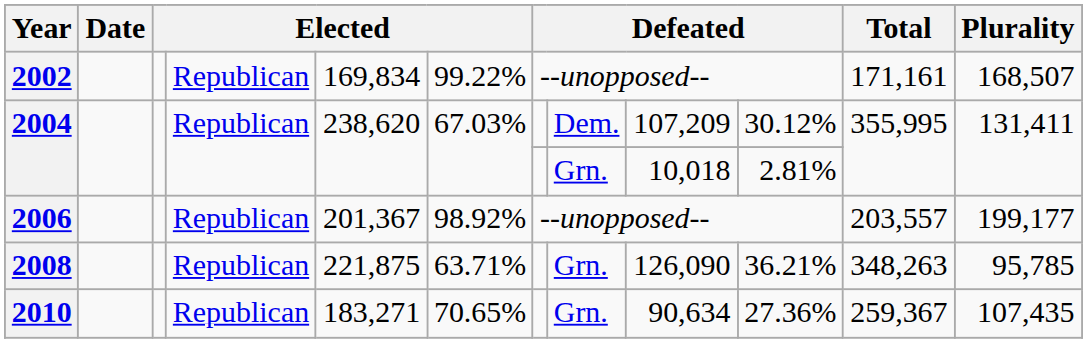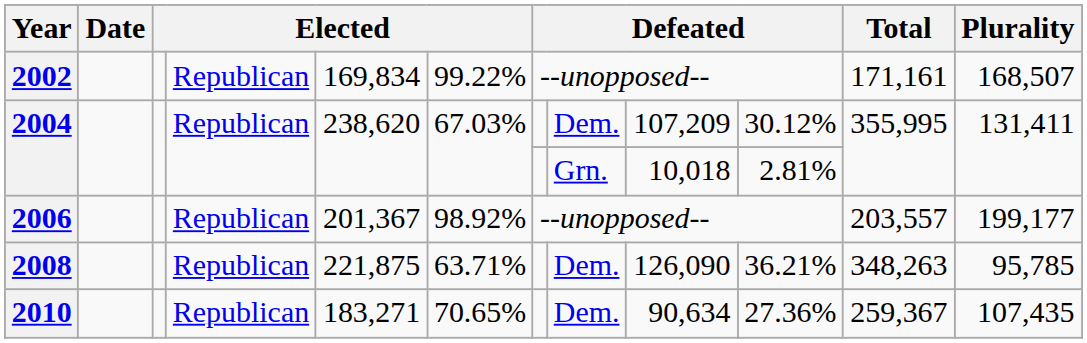(581, 265) Grn. -> (587, 265) Dem.
(581, 312) Grn. -> (587, 312) Dem.
